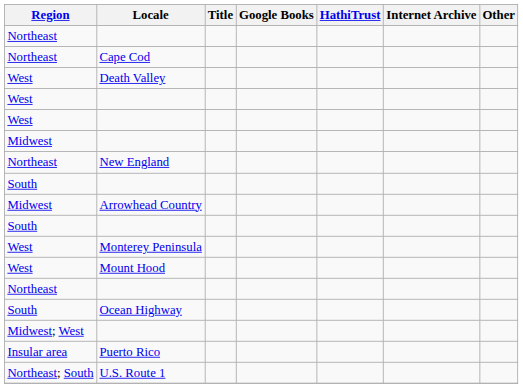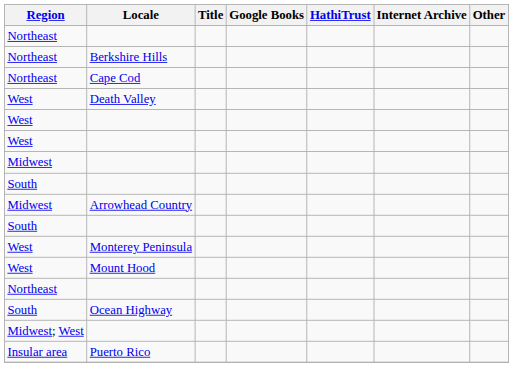+ row: (32, 57)
- row: (32, 162)
- row: (50, 373)
